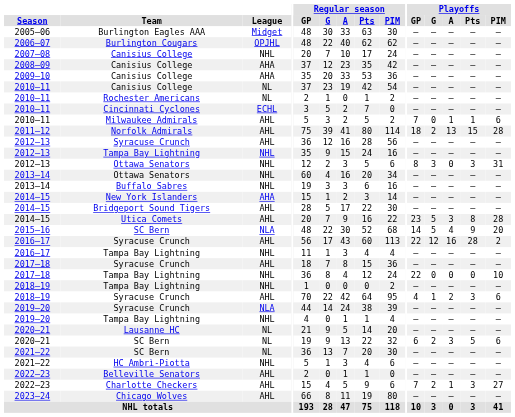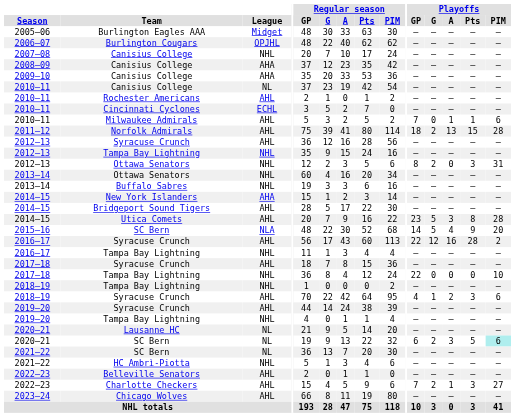(267, 98) NL -> (267, 98) AHL
(434, 164) 3 -> (434, 164) 2
(267, 308) NLA -> (267, 308) AHL
(498, 341) no background -> (498, 341) paleturquoise background
